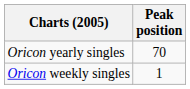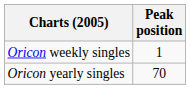rows swapped: (69, 73) <-> (66, 52)
